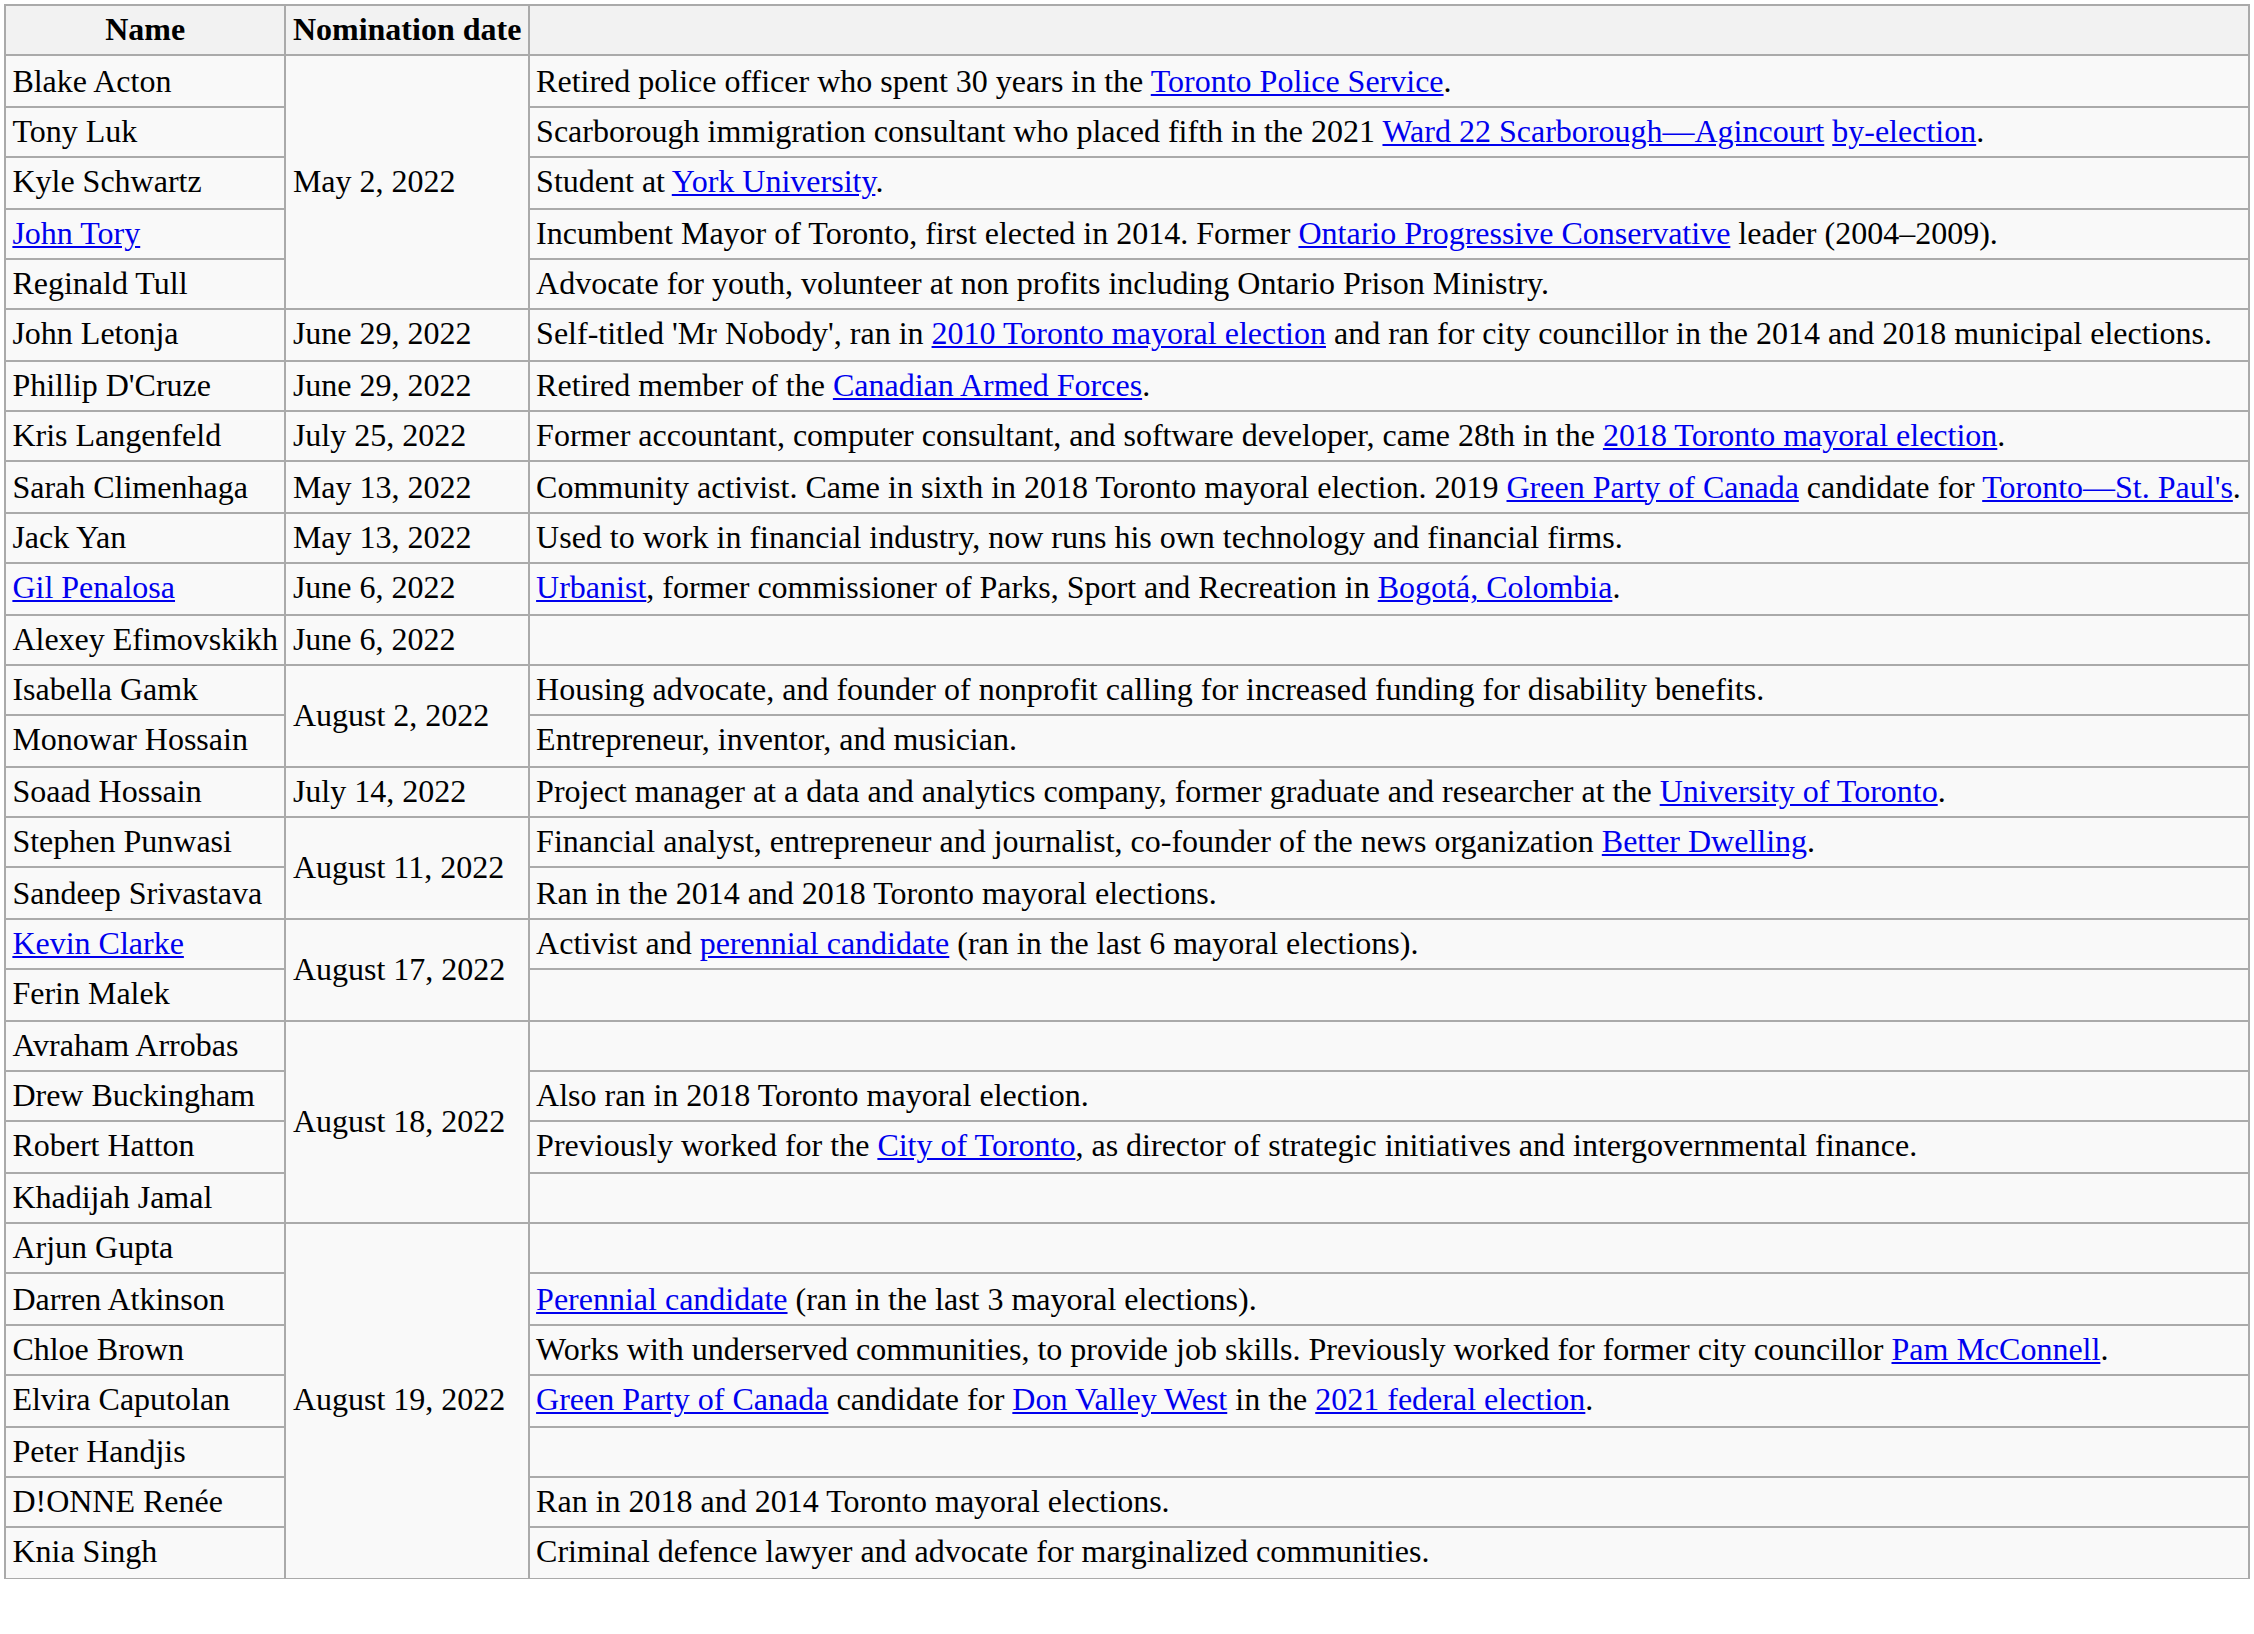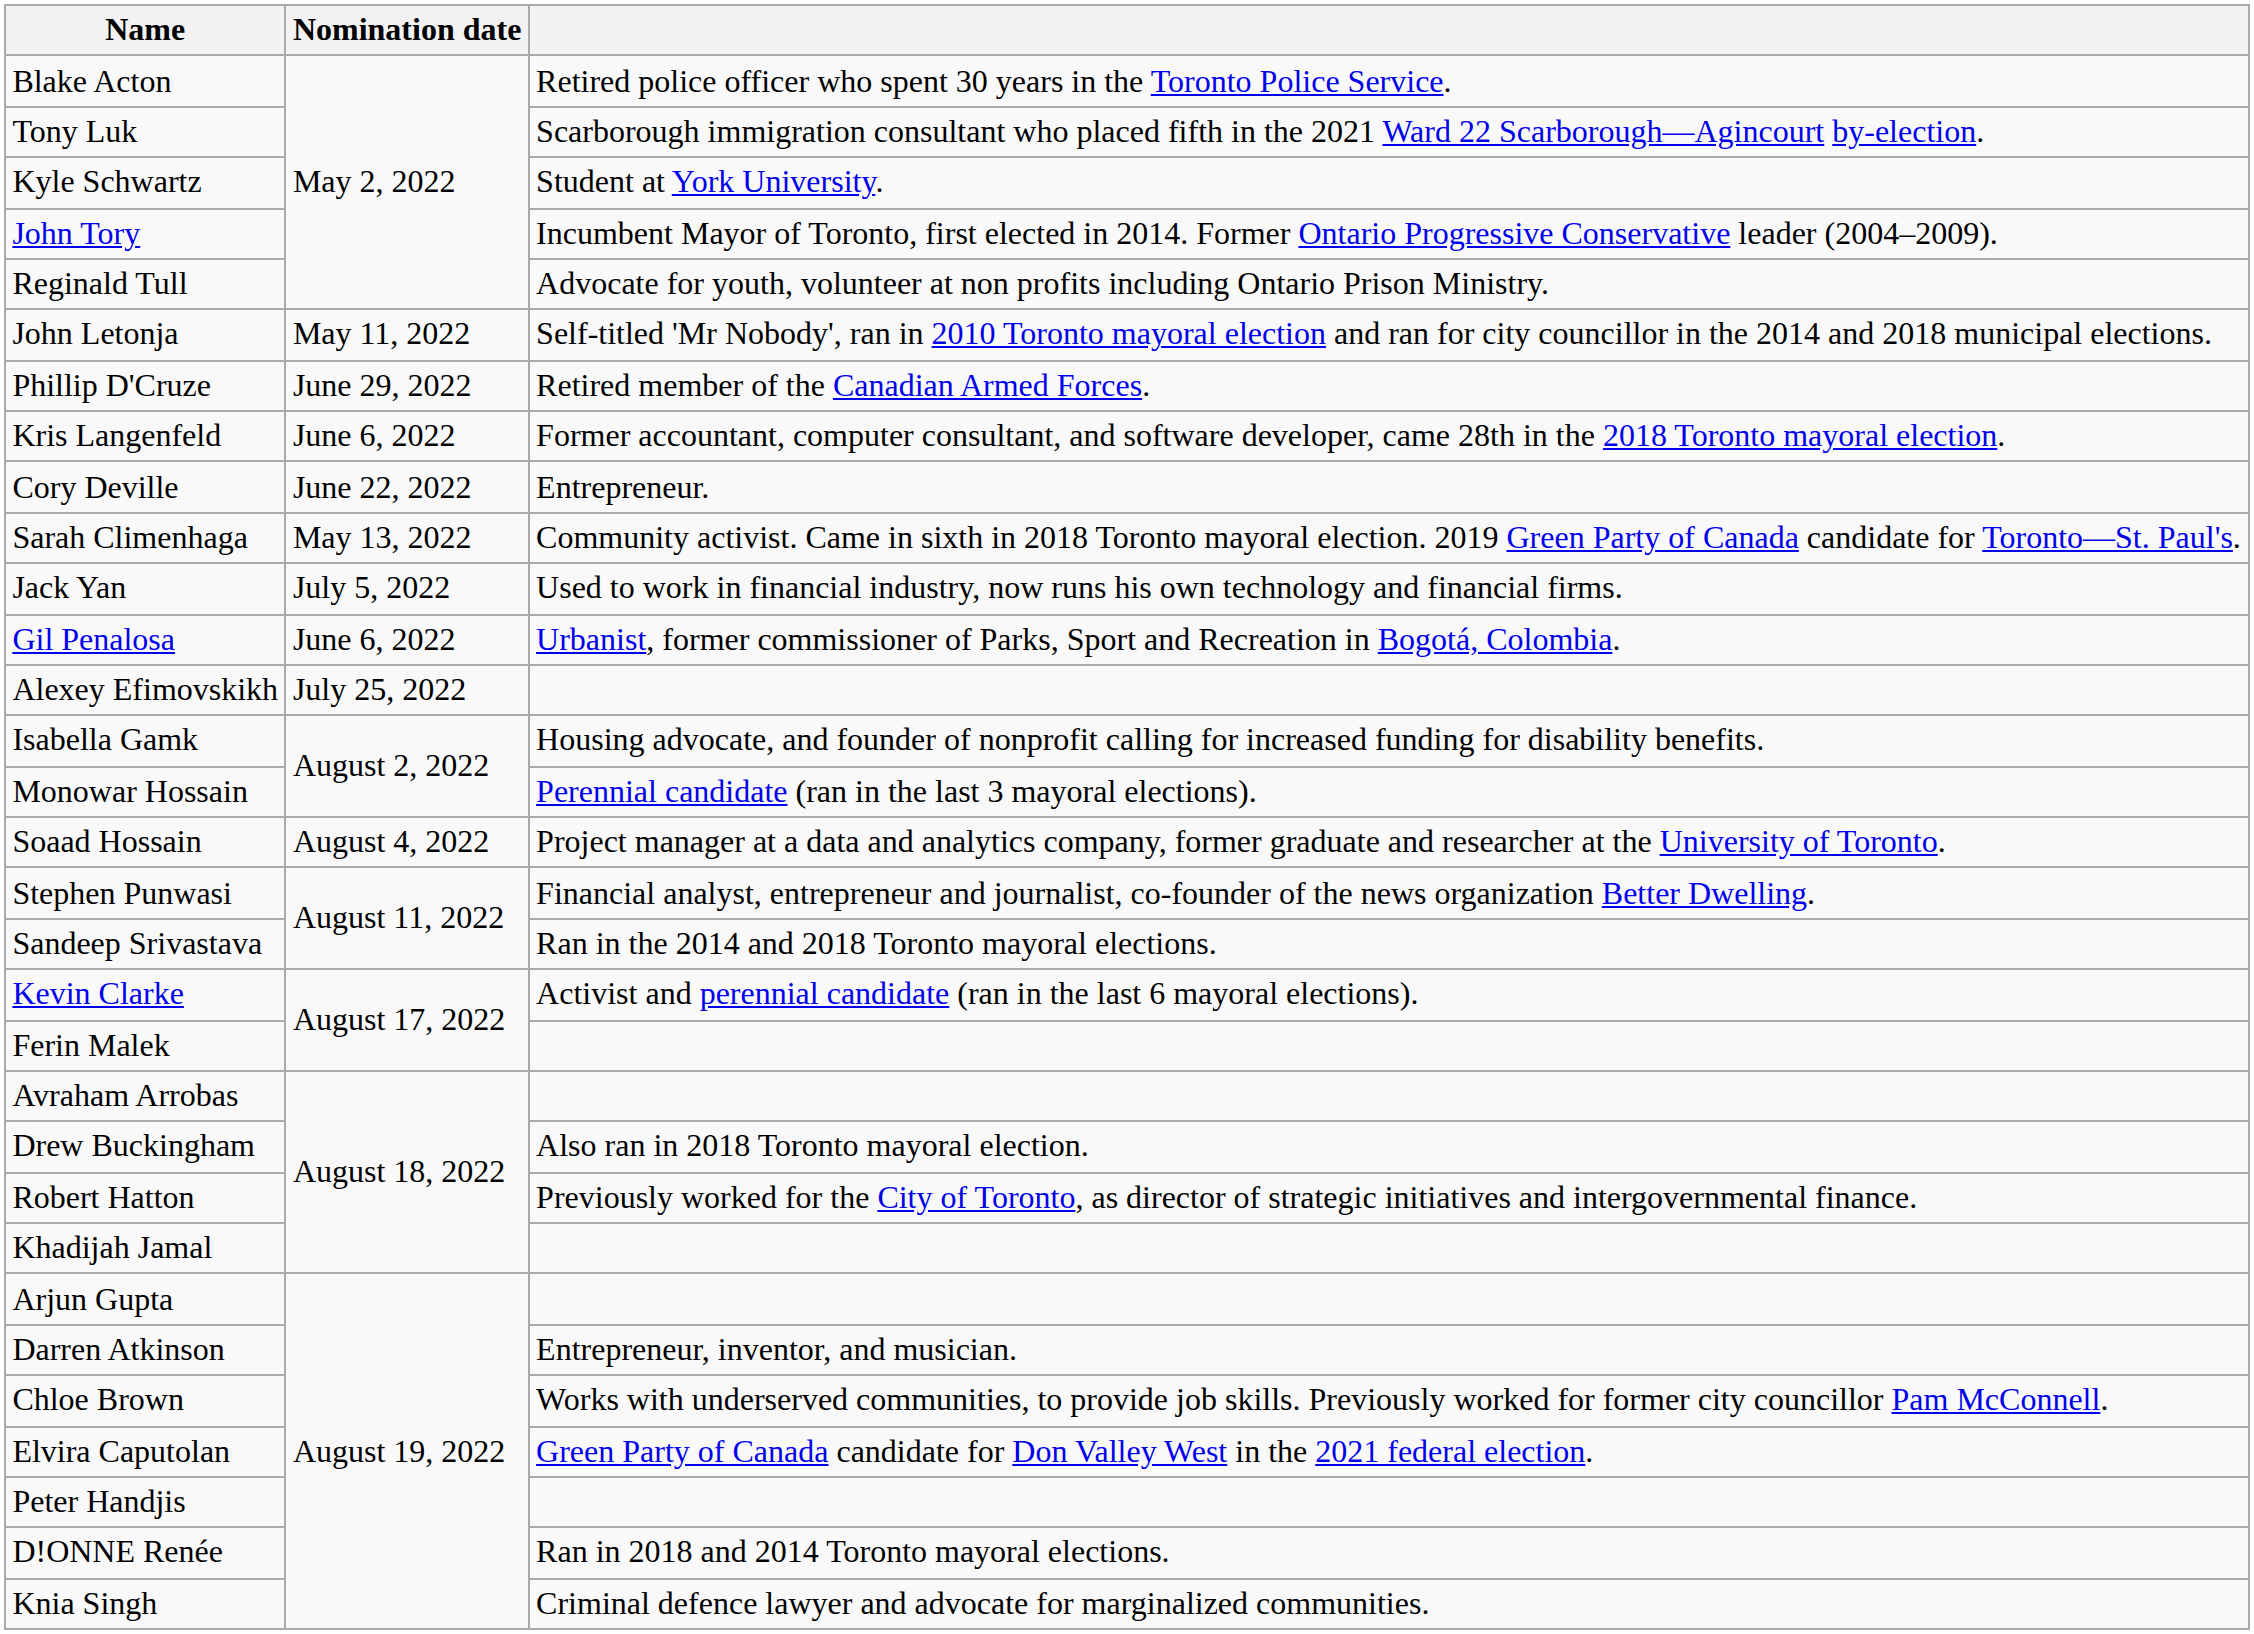(382, 334) June 29, 2022 -> (382, 334) May 11, 2022
(380, 435) July 25, 2022 -> (374, 435) June 6, 2022
+ row: (95, 486)
(382, 537) May 13, 2022 -> (372, 588) July 5, 2022
(374, 638) June 6, 2022 -> (380, 689) July 25, 2022
(777, 740) Entrepreneur, inventor, and musician. -> (896, 791) Perennial candidate (ran in the last 3 mayoral elections).
(380, 791) July 14, 2022 -> (391, 841) August 4, 2022
(896, 1298) Perennial candidate (ran in the last 3 mayoral elections). -> (777, 1349) Entrepreneur, inventor, and musician.
